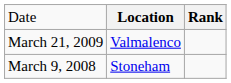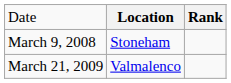rows swapped: (52, 66) <-> (56, 41)
